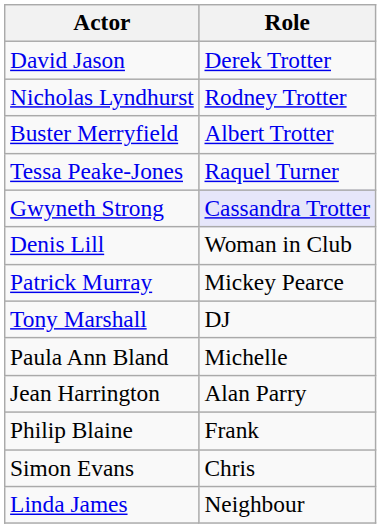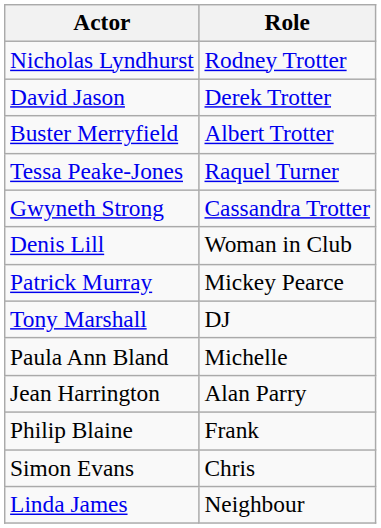rows swapped: (68, 60) <-> (102, 97)
(287, 208) lavender background -> (287, 208) no background
